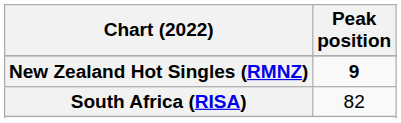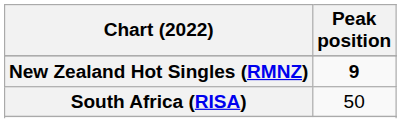(354, 101) 82 -> (354, 101) 50
